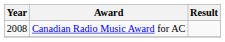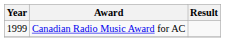(17, 28) 2008 -> (17, 28) 1999
